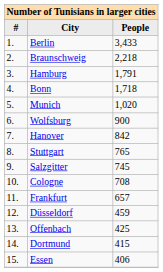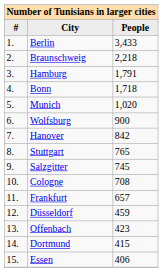(122, 228) 425 -> (122, 228) 423
